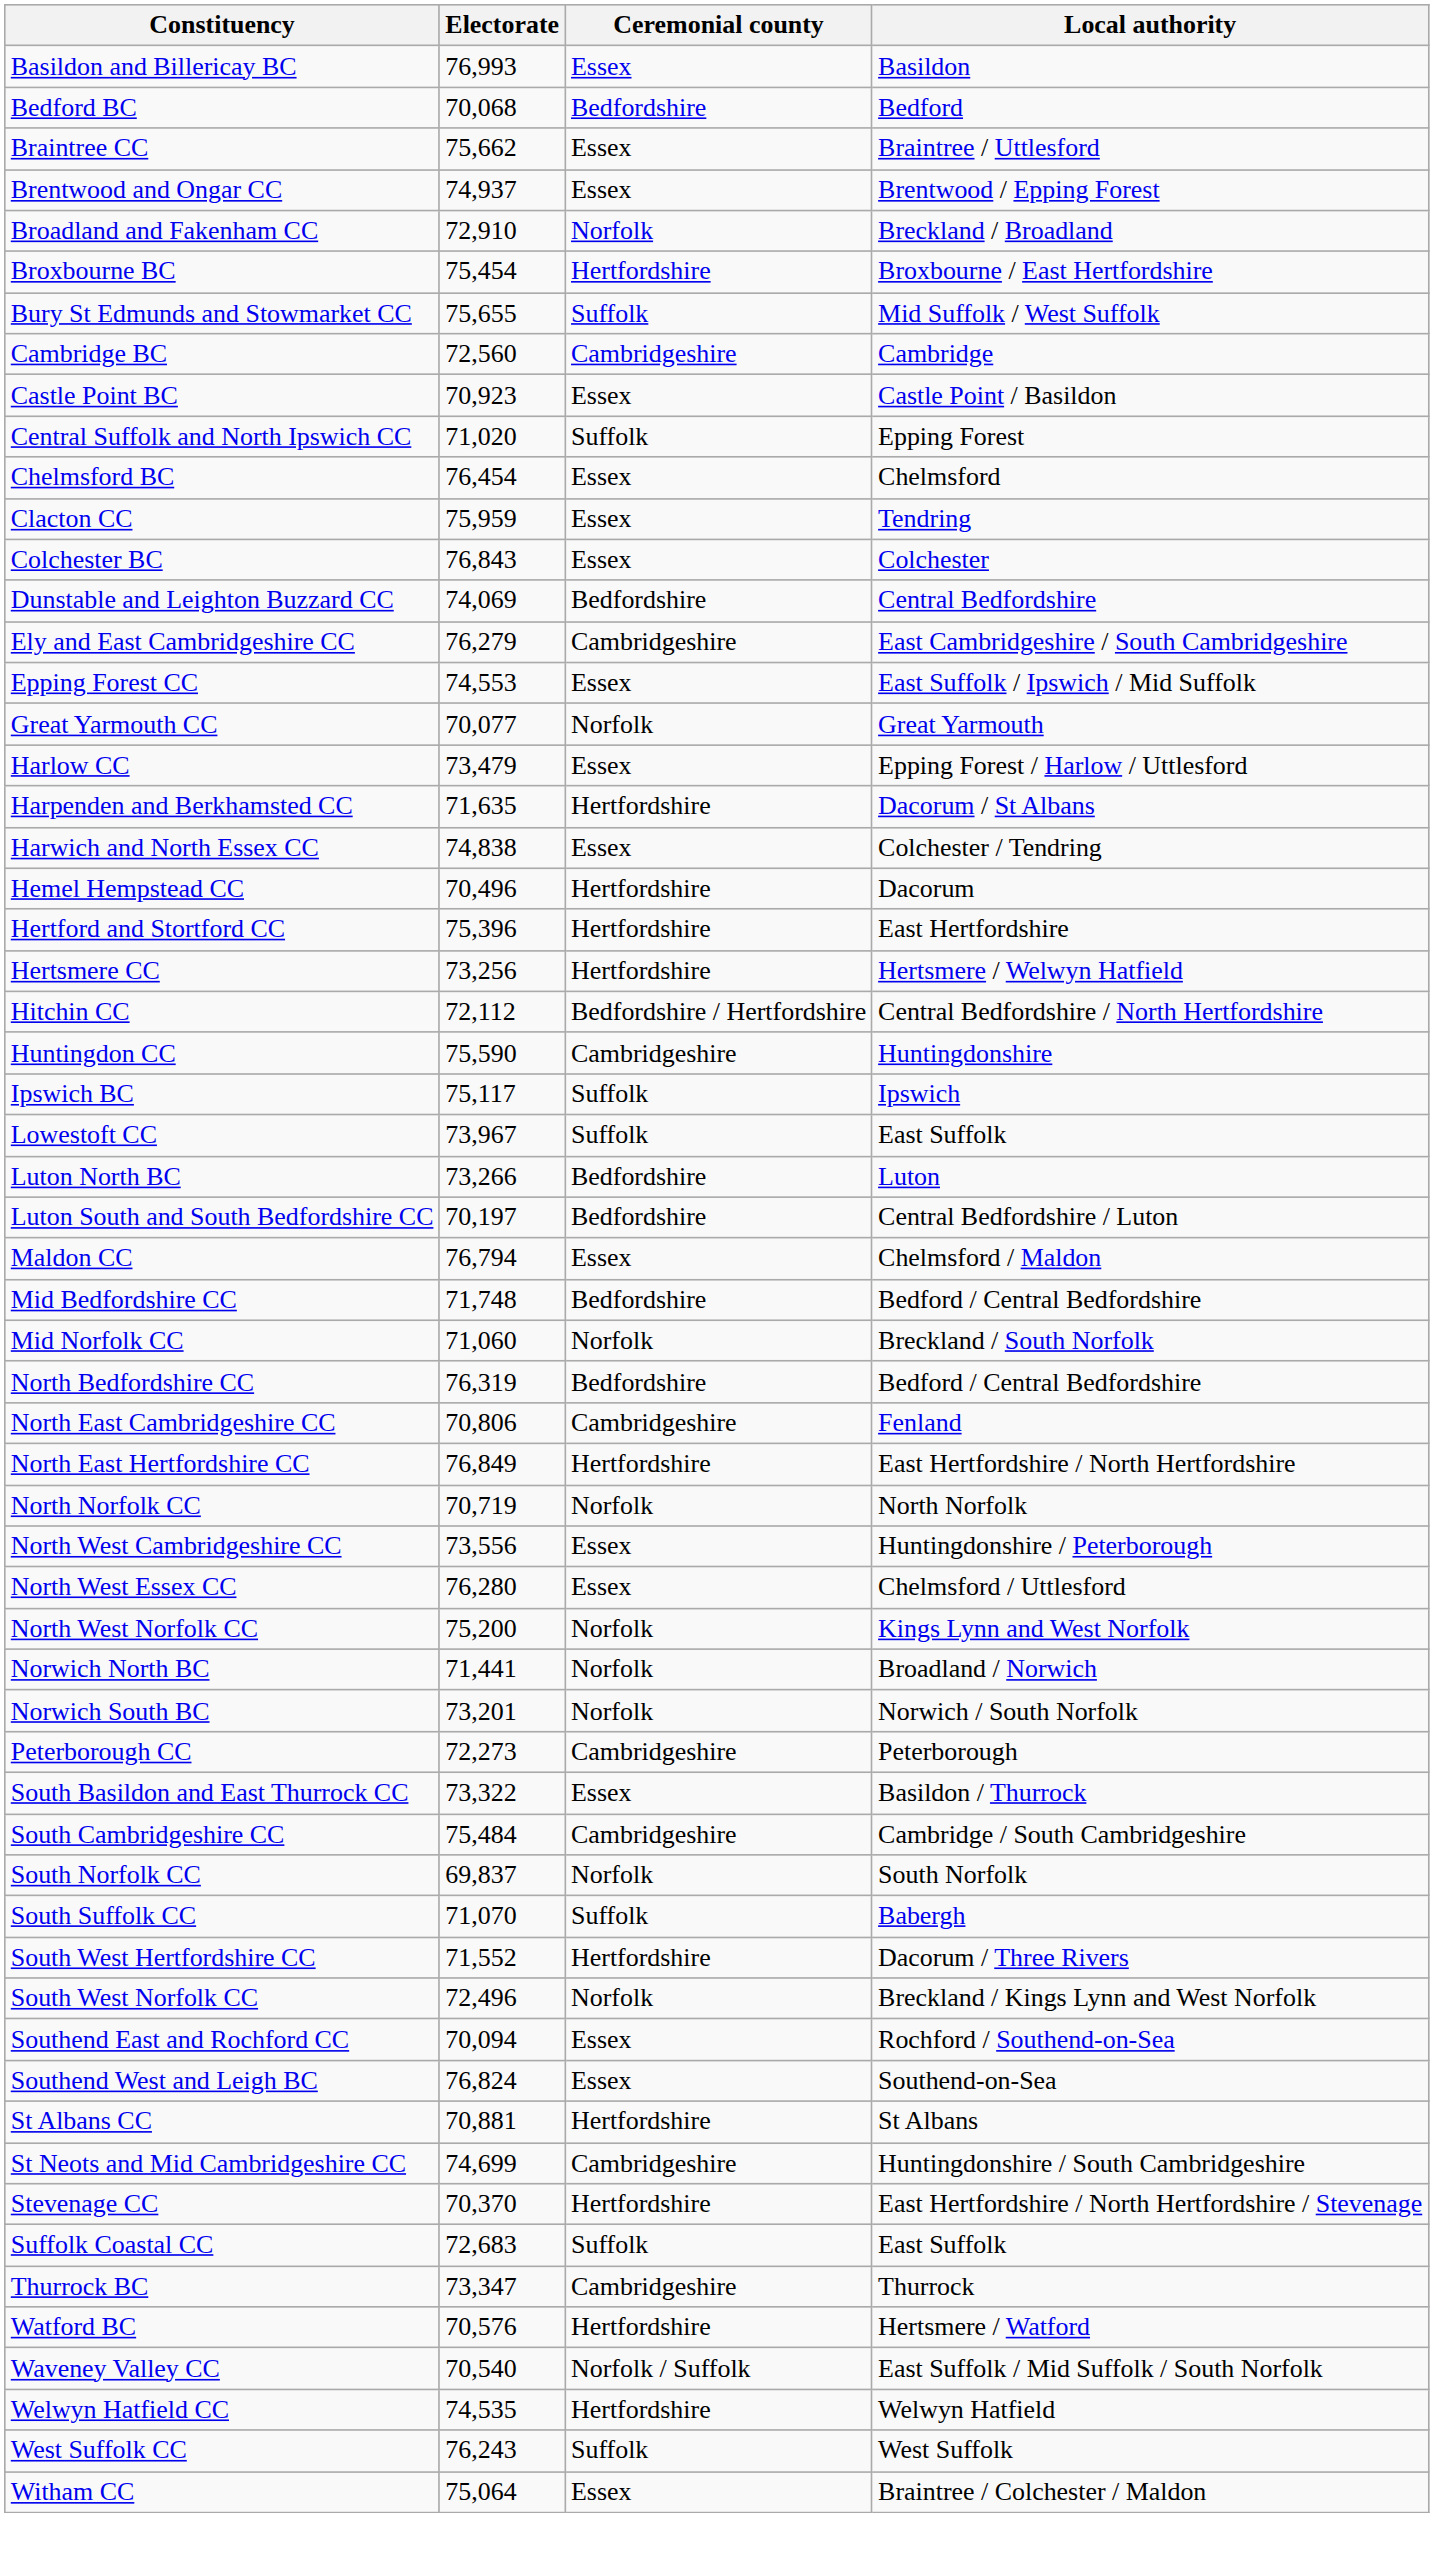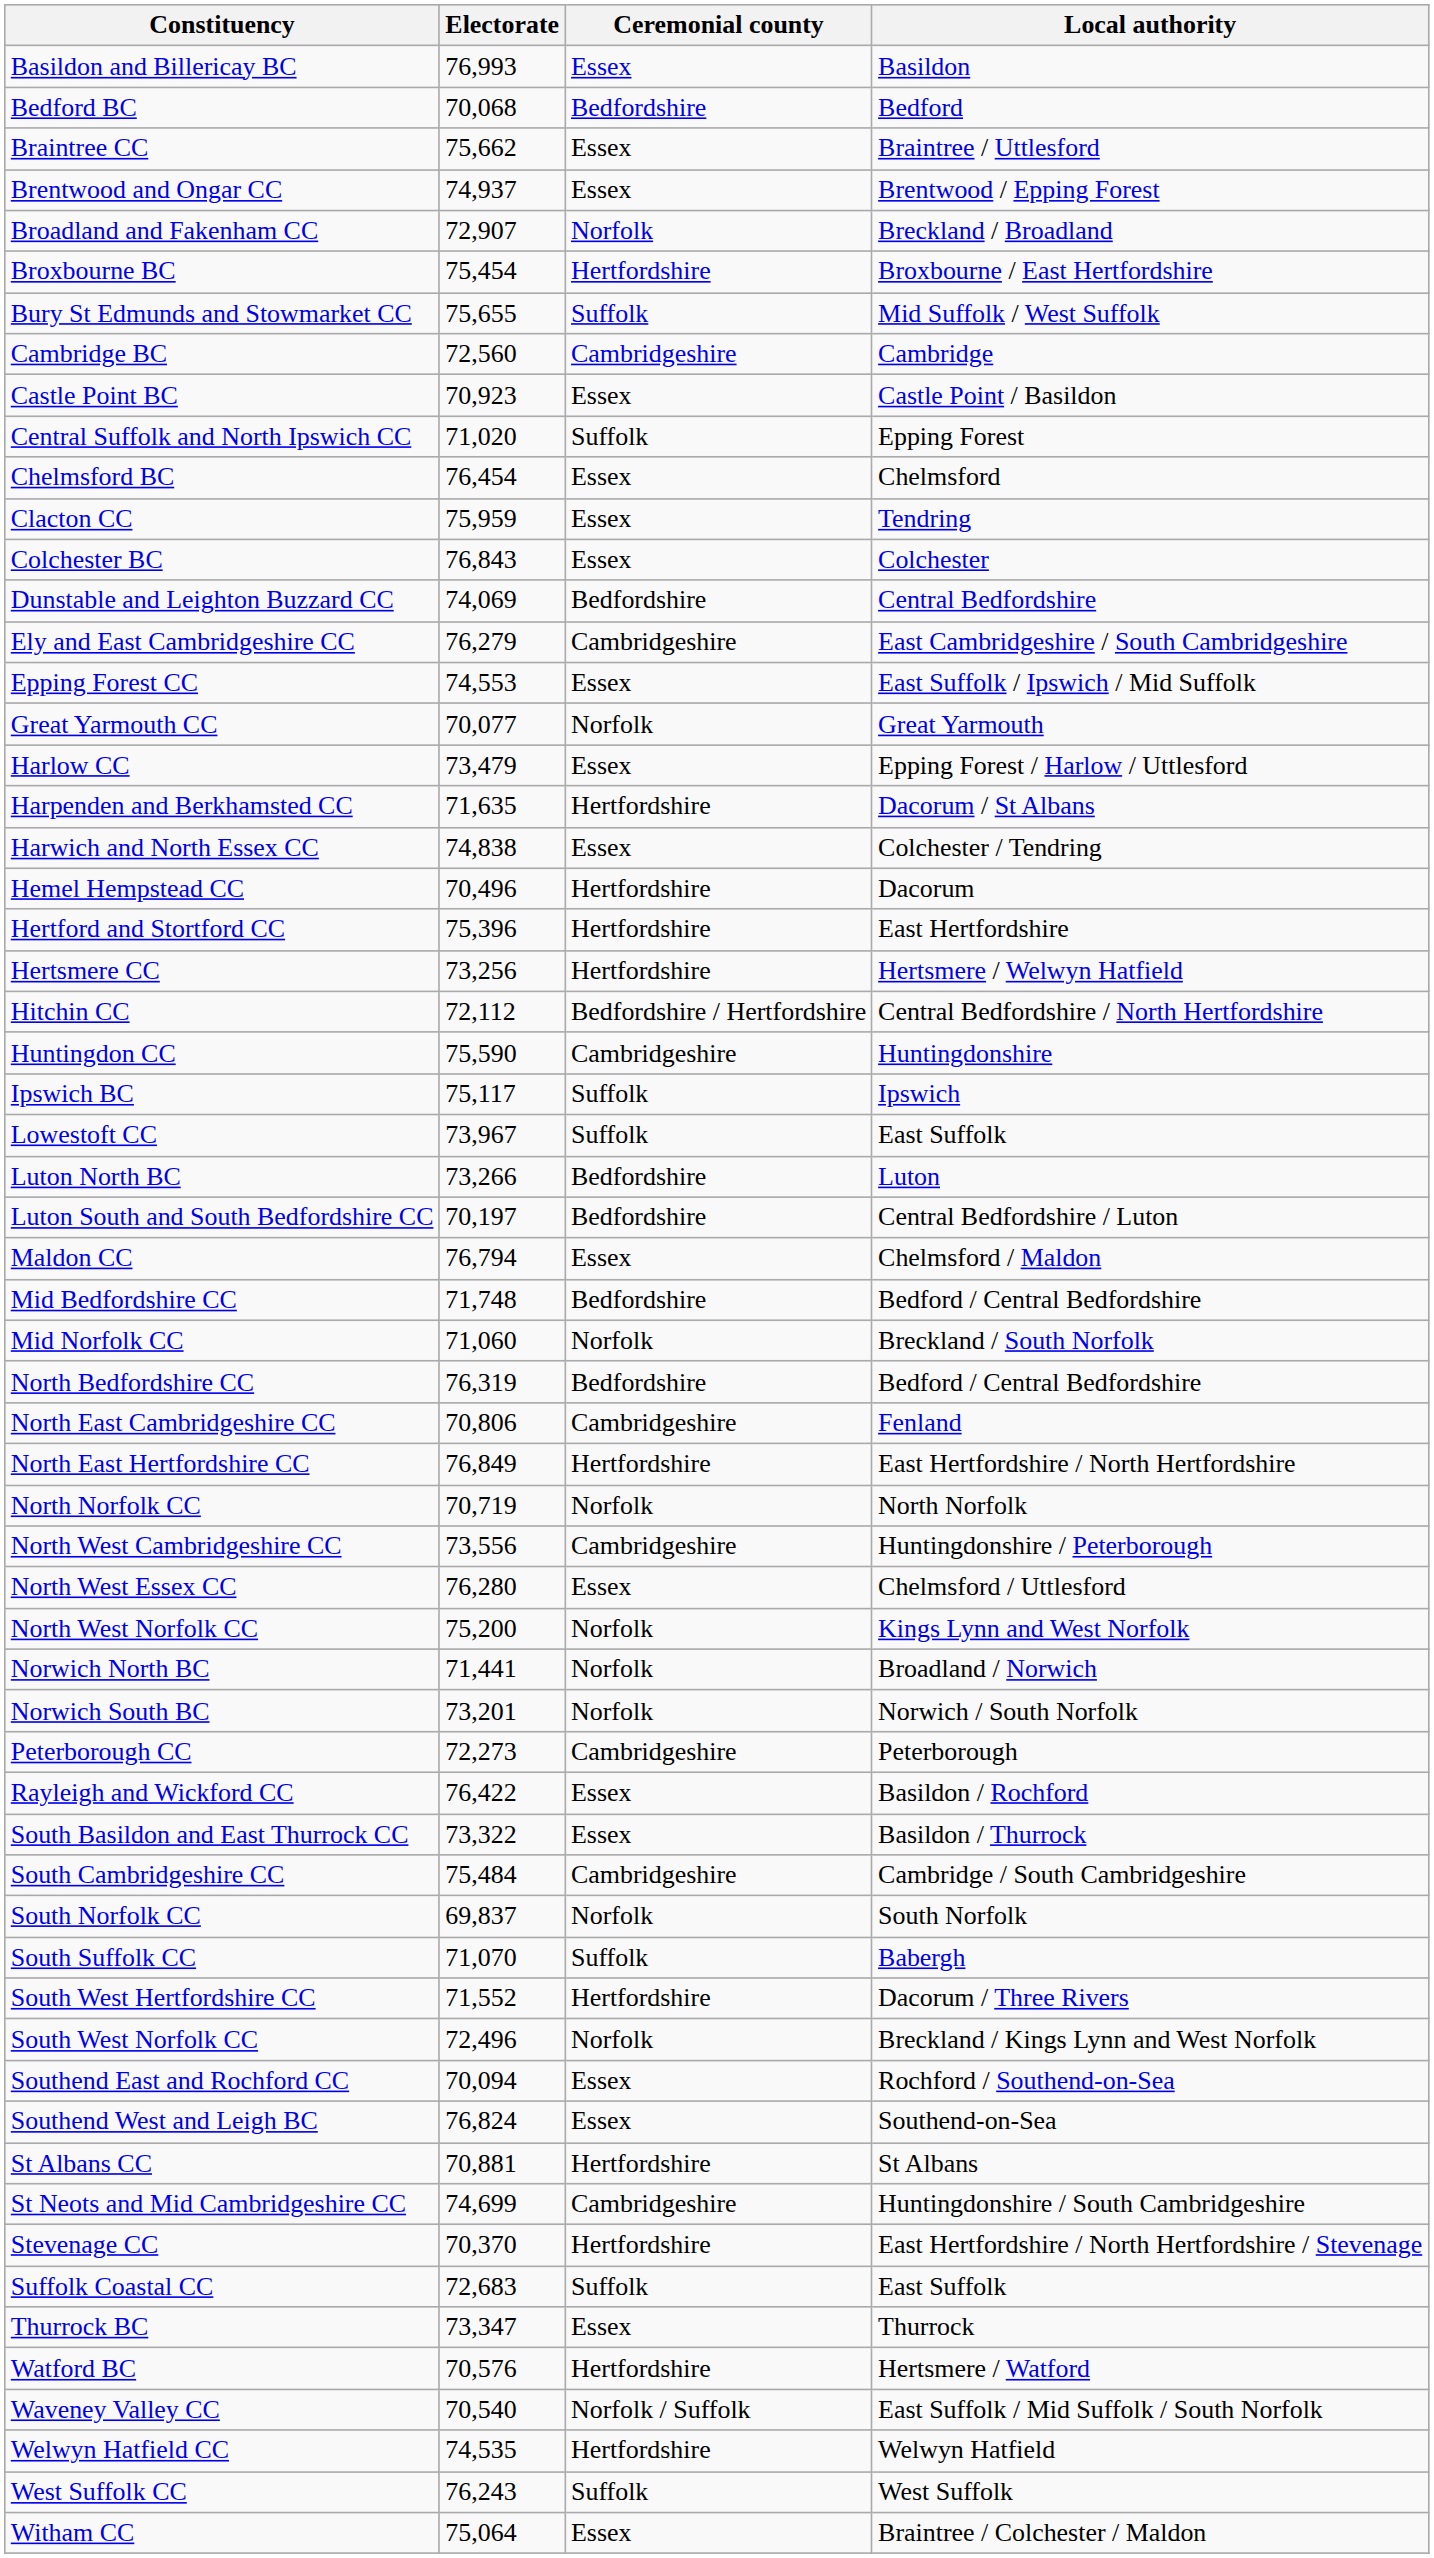(481, 230) 72,910 -> (481, 230) 72,907
(601, 1546) Essex -> (654, 1546) Cambridgeshire
+ row: (152, 1792)
(654, 2285) Cambridgeshire -> (601, 2327) Essex
